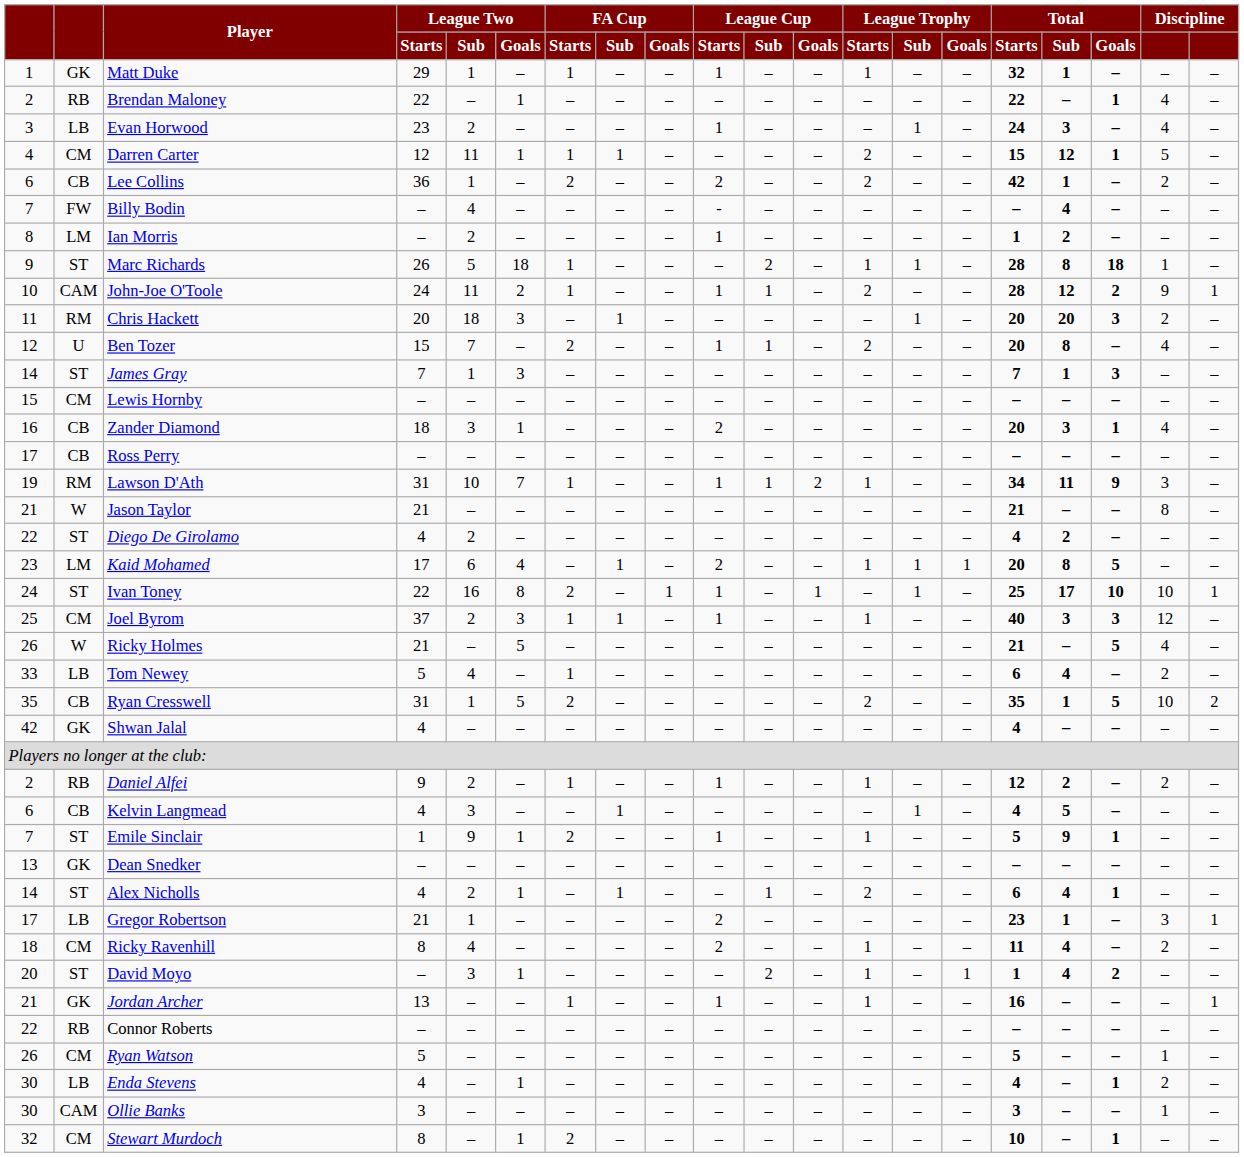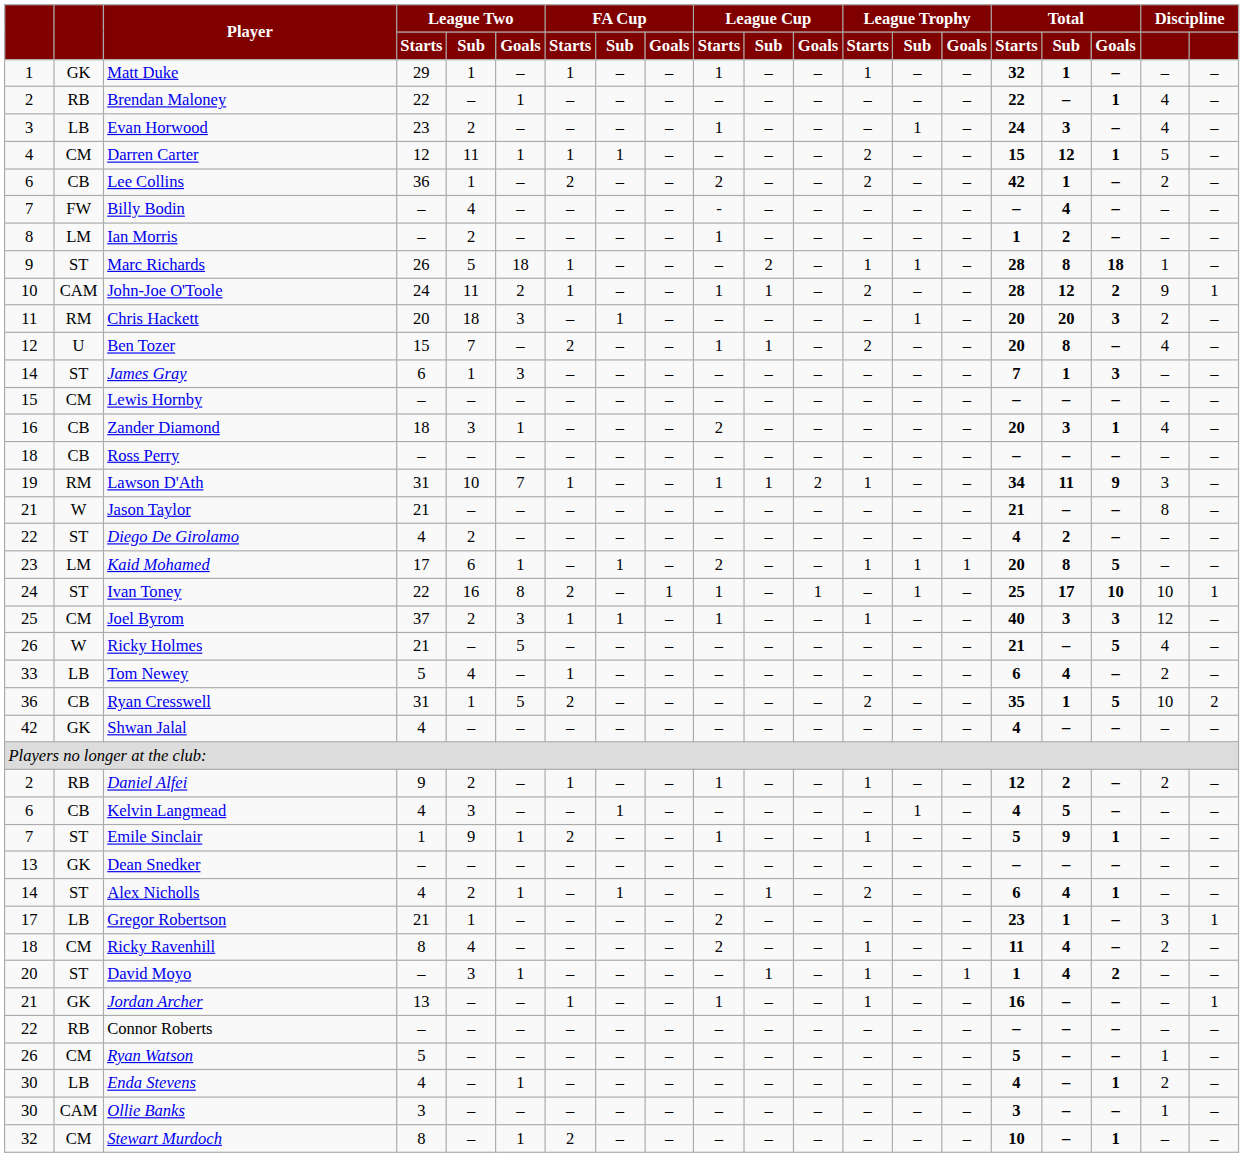(421, 373) 7 -> (421, 373) 6
(29, 455) 17 -> (29, 455) 18
(520, 564) 4 -> (520, 564) 1
(29, 701) 35 -> (29, 701) 36
(769, 974) 2 -> (769, 974) 1
